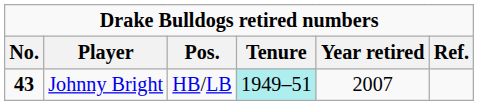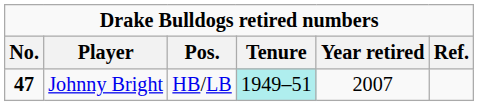(24, 84) 43 -> (24, 84) 47
